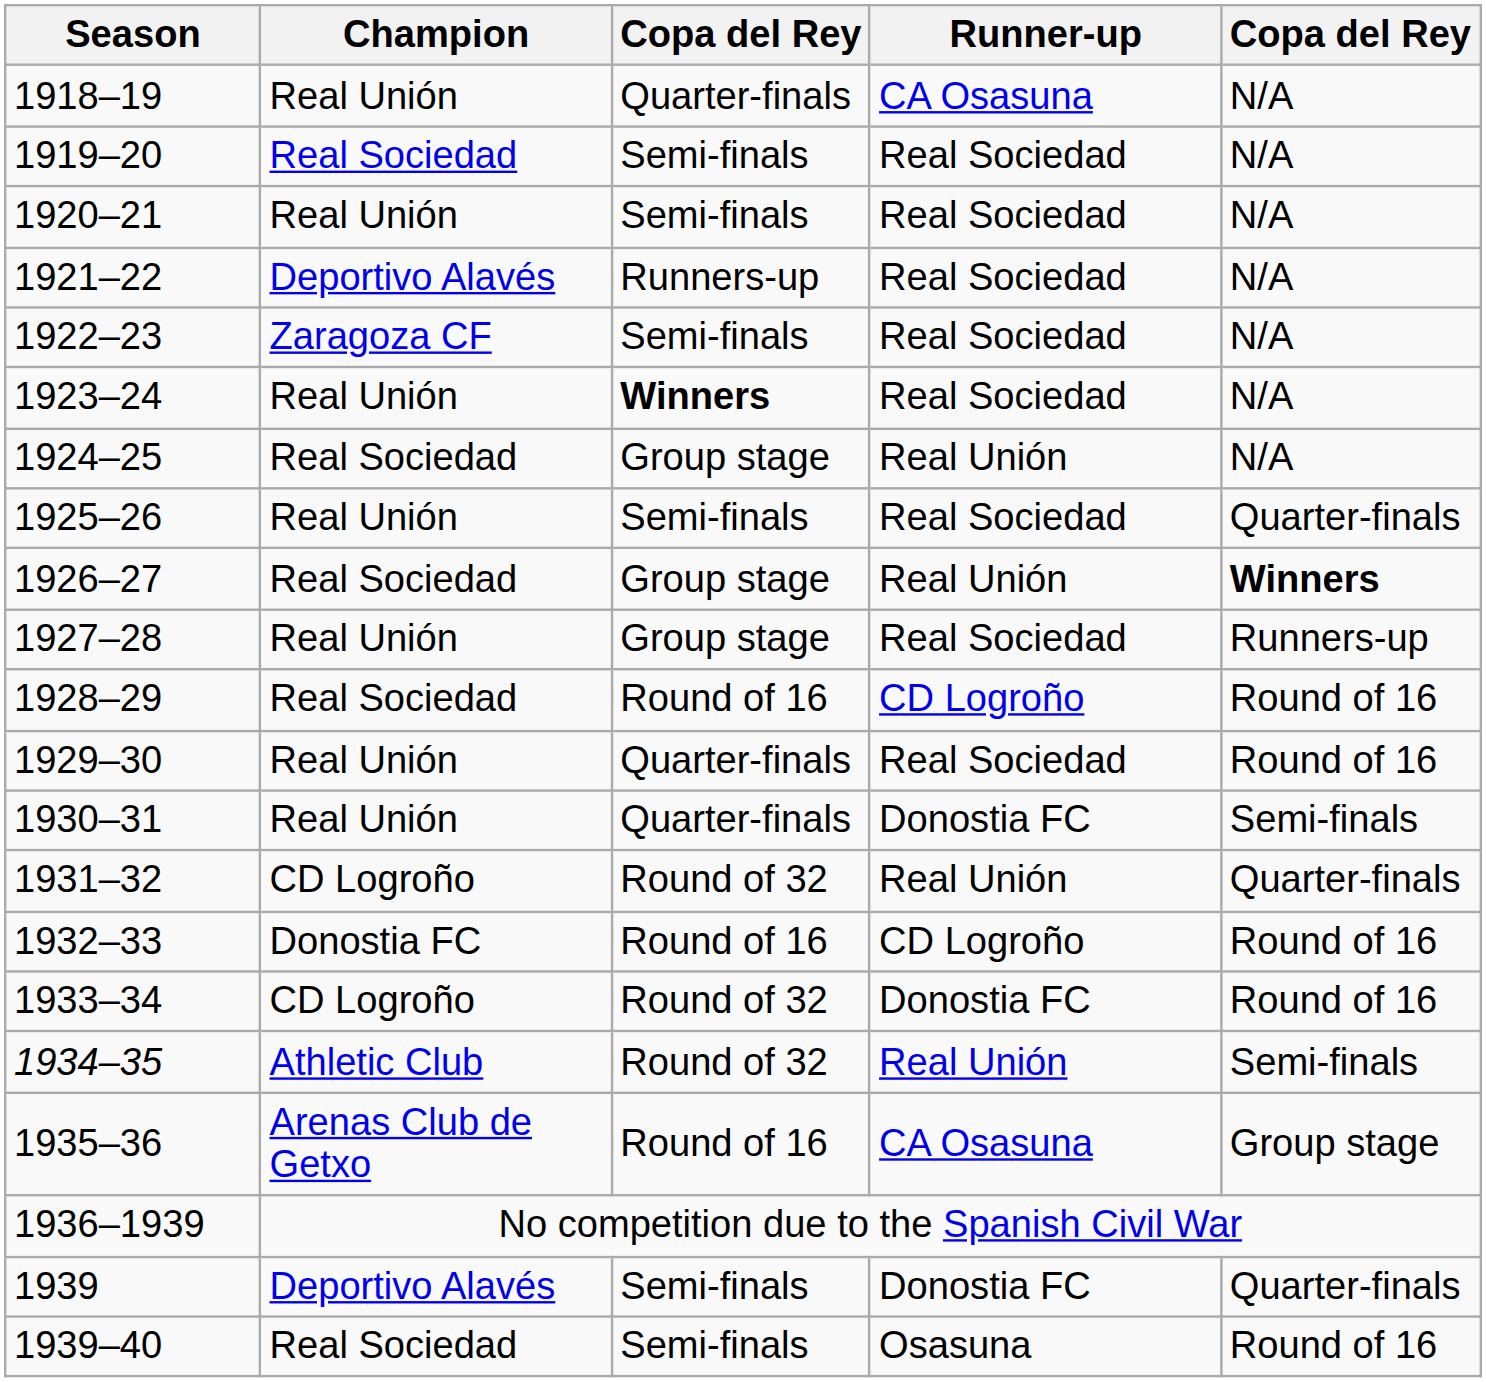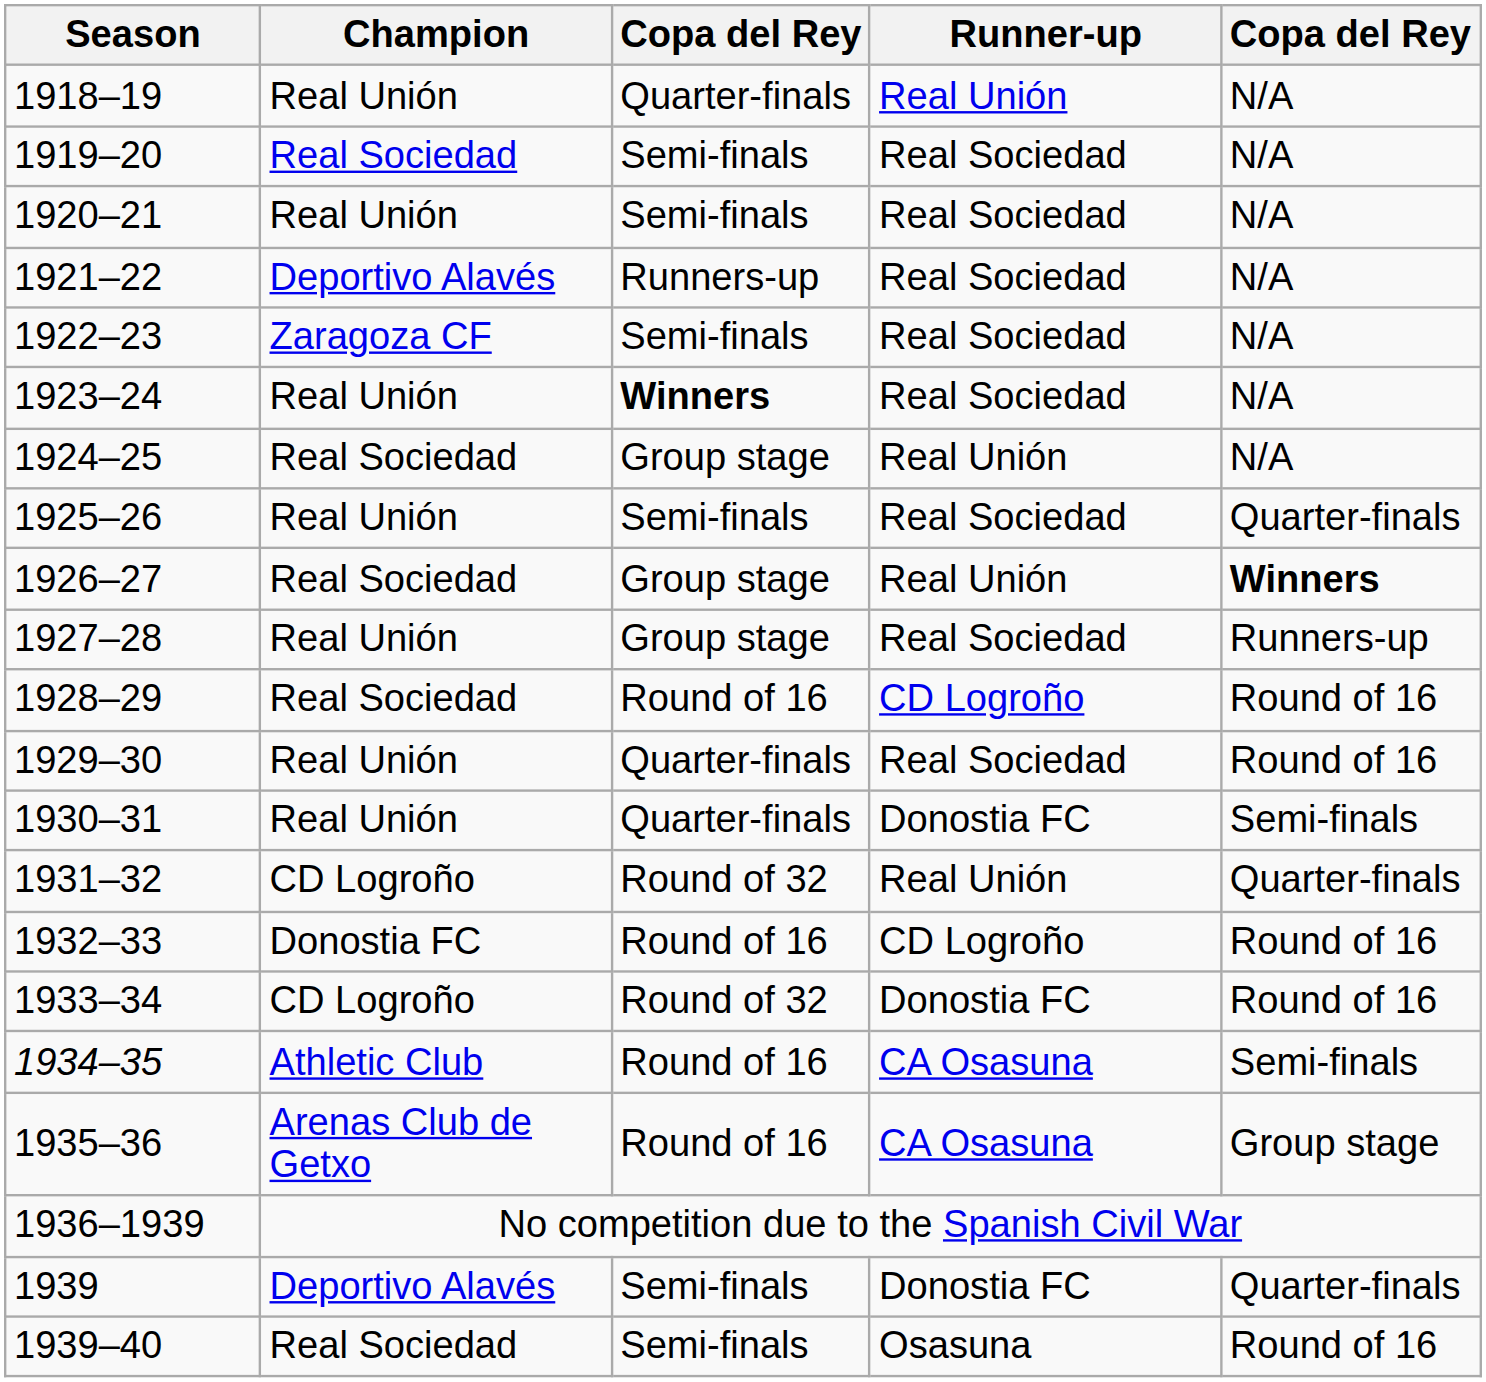(986, 95) CA Osasuna -> (973, 95) Real Unión
(724, 1061) Round of 32 -> (724, 1061) Round of 16
(973, 1061) Real Unión -> (986, 1061) CA Osasuna
